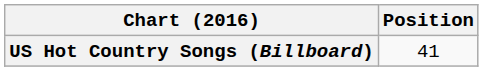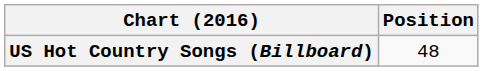(428, 51) 41 -> (428, 51) 48
